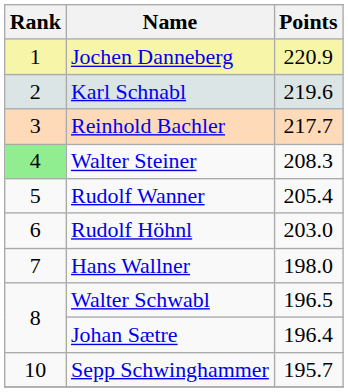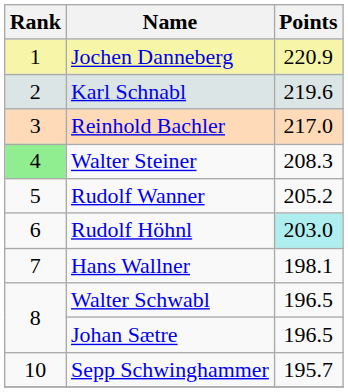(308, 126) 217.7 -> (308, 126) 217.0
(308, 195) 205.4 -> (308, 195) 205.2
(308, 230) no background -> (308, 230) paleturquoise background
(308, 265) 198.0 -> (308, 265) 198.1
(308, 334) 196.4 -> (308, 334) 196.5
